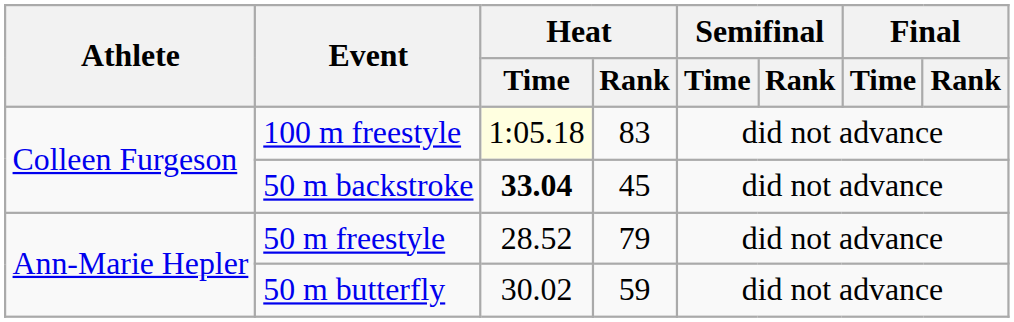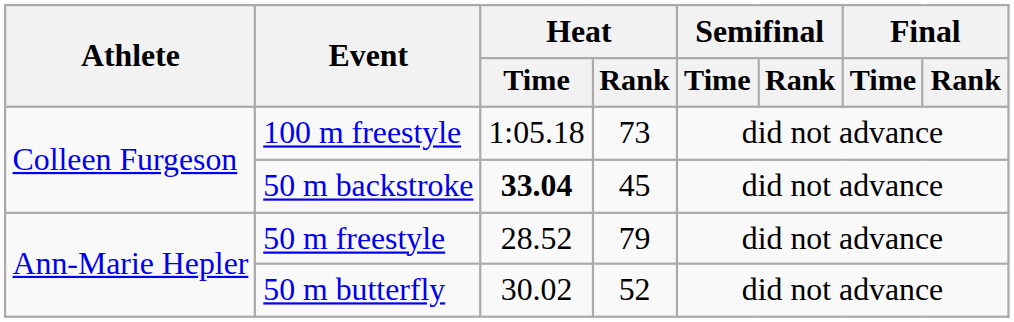(537, 133) lightyellow background -> (537, 133) no background
(635, 133) 83 -> (635, 133) 73
(635, 290) 59 -> (635, 290) 52
